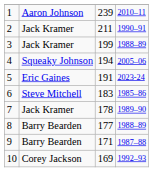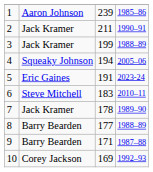(132, 12) 2010–11 -> (132, 12) 1985–86
(132, 93) 1985–86 -> (132, 93) 2010–11
